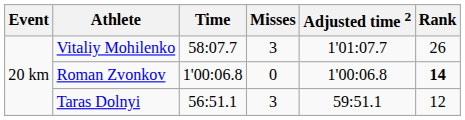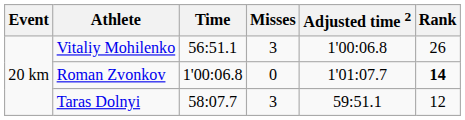(213, 49) 58:07.7 -> (213, 49) 56:51.1
(357, 49) 1'01:07.7 -> (357, 49) 1'00:06.8
(357, 75) 1'00:06.8 -> (357, 75) 1'01:07.7
(213, 102) 56:51.1 -> (213, 102) 58:07.7
